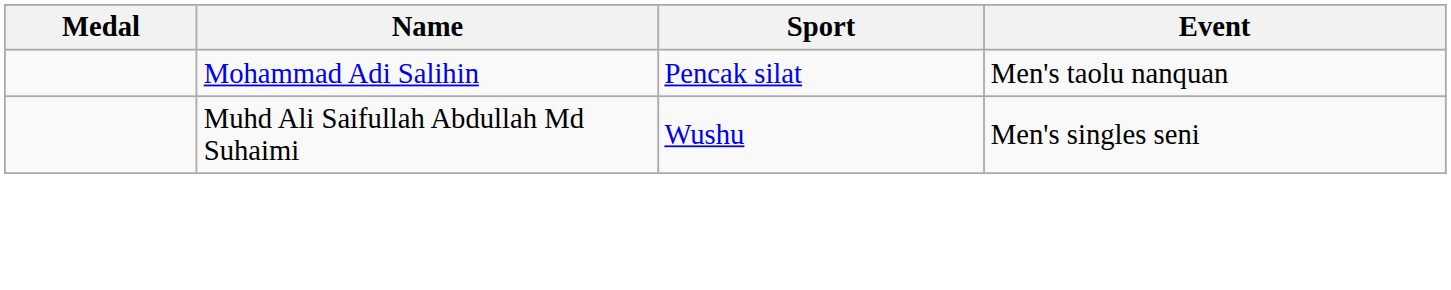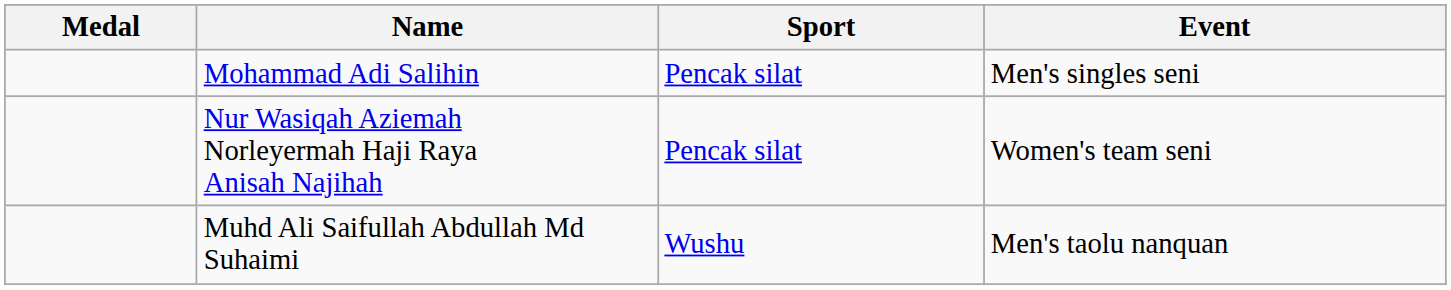(1110, 72) Men's taolu nanquan -> (1095, 72) Men's singles seni
+ row: (340, 150)
(1095, 134) Men's singles seni -> (1110, 244) Men's taolu nanquan
